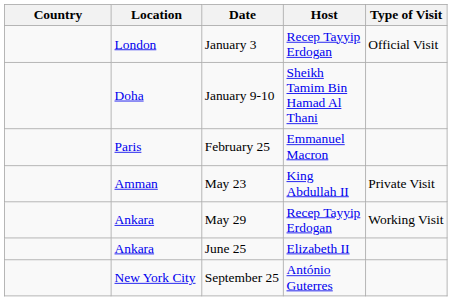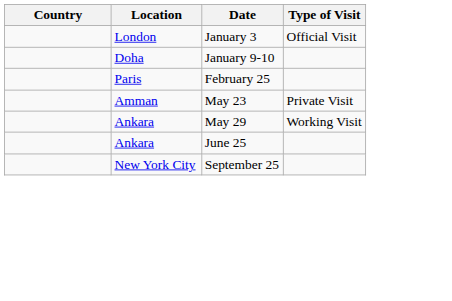- column: (324, 15)
